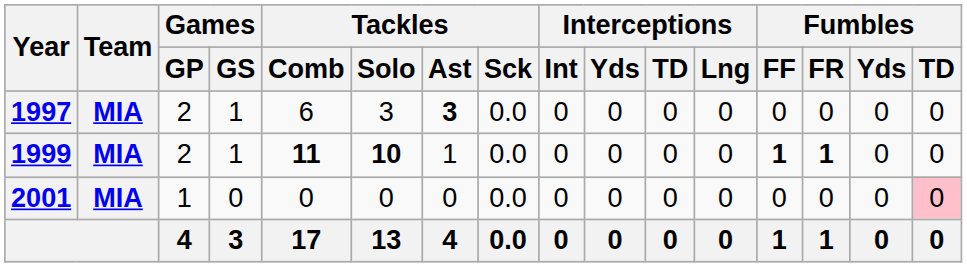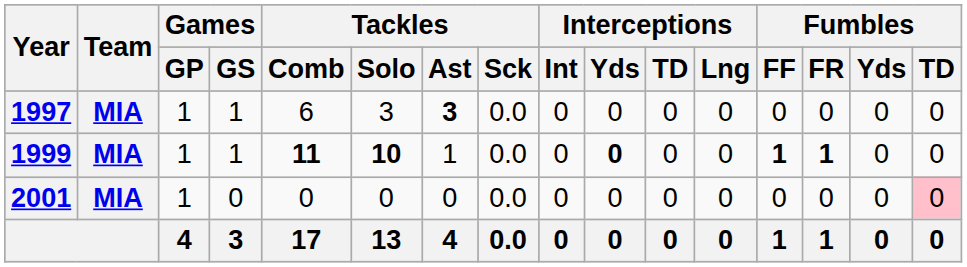(184, 111) 2 -> (184, 111) 1
(184, 154) 2 -> (184, 154) 1
(615, 154) normal -> (615, 154) bold
